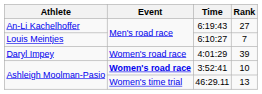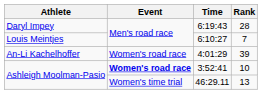(43, 26) An-Li Kachelhoffer -> (30, 26) Daryl Impey
(244, 26) 27 -> (244, 26) 28
(30, 54) Daryl Impey -> (43, 54) An-Li Kachelhoffer
